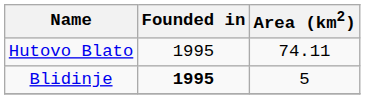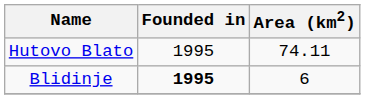(305, 80) 5 -> (305, 80) 6
